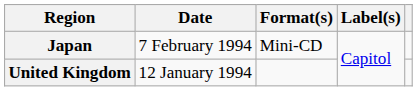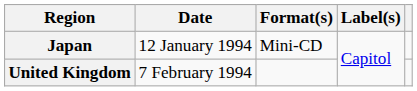(195, 45) 7 February 1994 -> (195, 45) 12 January 1994
(195, 72) 12 January 1994 -> (195, 72) 7 February 1994
